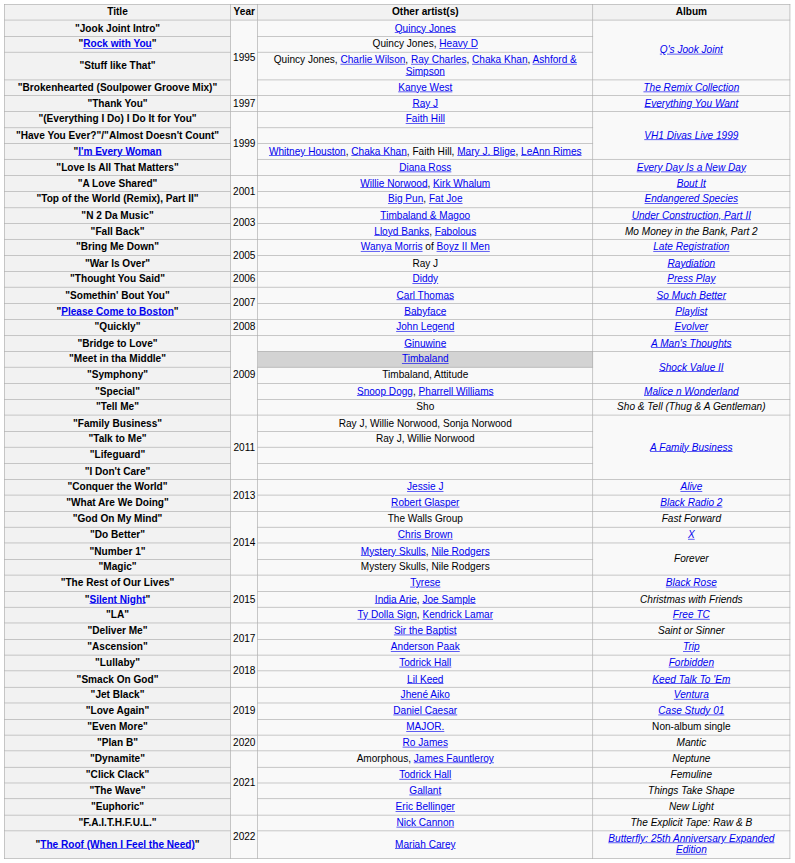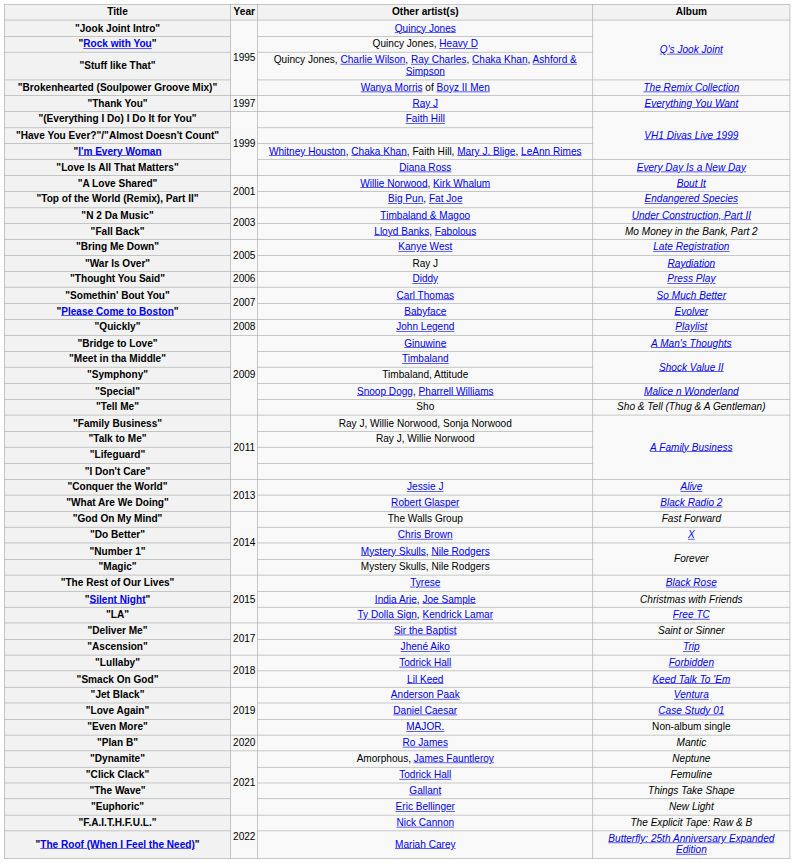(425, 87) Kanye West -> (425, 87) Wanya Morris of Boyz II Men
(425, 247) Wanya Morris of Boyz II Men -> (425, 247) Kanye West
(691, 311) Playlist -> (691, 311) Evolver
(691, 327) Evolver -> (691, 327) Playlist
(425, 359) lightgrey background -> (425, 359) no background
(425, 647) Anderson Paak -> (425, 647) Jhené Aiko
(425, 695) Jhené Aiko -> (425, 695) Anderson Paak
